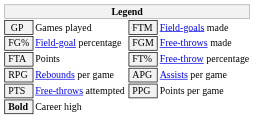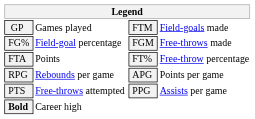(193, 75) Assists per game -> (192, 75) Points per game
(192, 91) Points per game -> (193, 91) Assists per game
